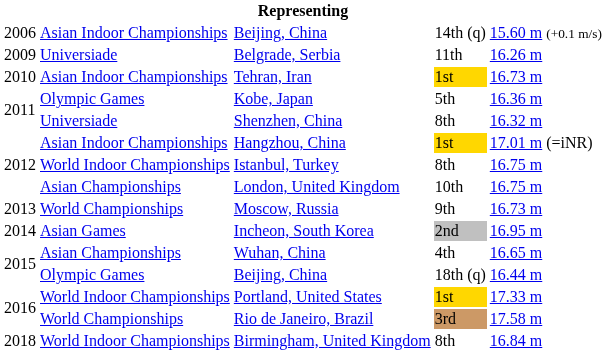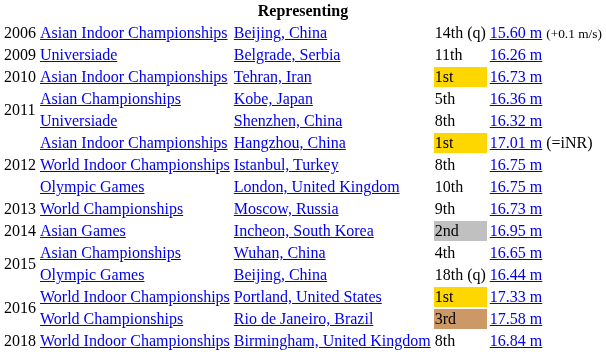(92, 98) Olympic Games -> (110, 98) Asian Championships
(110, 186) Asian Championships -> (92, 186) Olympic Games
